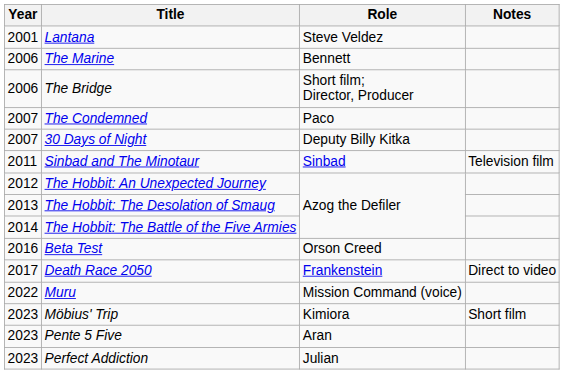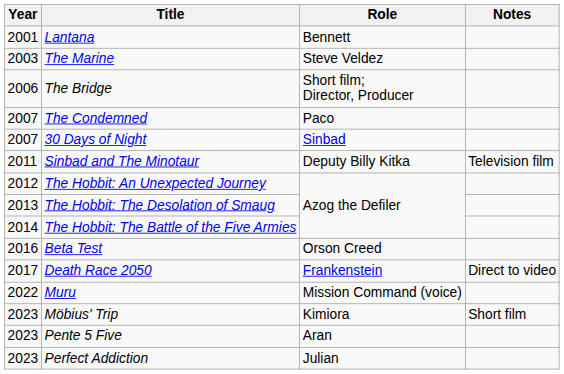(343, 37) Steve Veldez -> (326, 37) Bennett
(23, 59) 2006 -> (23, 59) 2003
(326, 59) Bennett -> (343, 59) Steve Veldez
(356, 140) Deputy Billy Kitka -> (324, 140) Sinbad
(324, 161) Sinbad -> (356, 161) Deputy Billy Kitka
